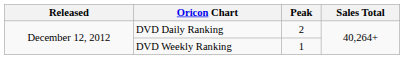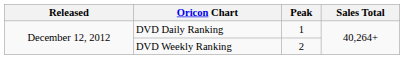(301, 29) 2 -> (301, 29) 1
(301, 46) 1 -> (301, 46) 2
